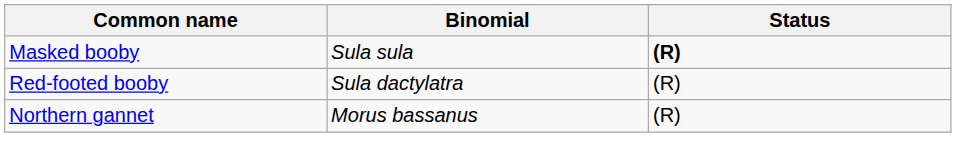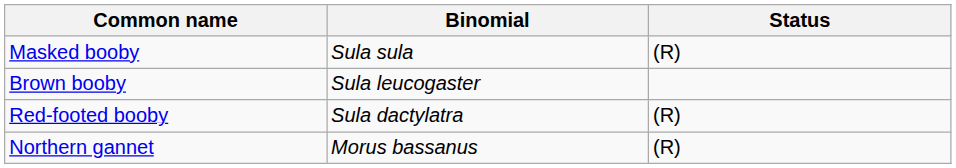(667, 52) bold -> (667, 52) normal
+ row: (68, 83)
